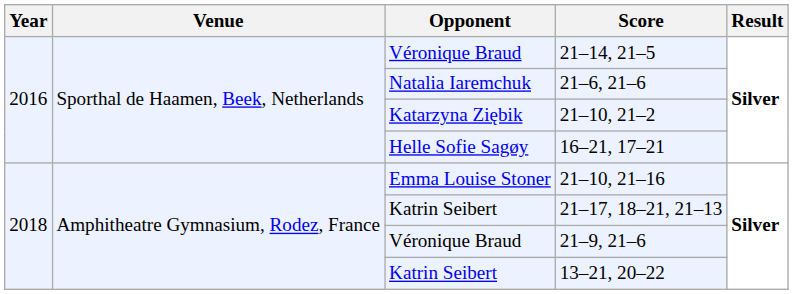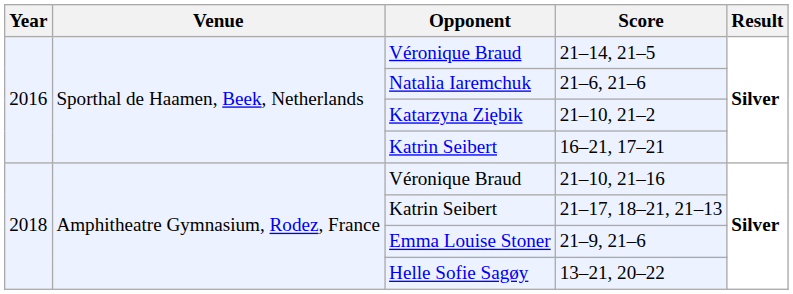(459, 147) Helle Sofie Sagøy -> (443, 147) Katrin Seibert
(470, 178) Emma Louise Stoner -> (455, 178) Véronique Braud
(455, 241) Véronique Braud -> (470, 241) Emma Louise Stoner
(443, 273) Katrin Seibert -> (459, 273) Helle Sofie Sagøy
